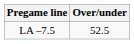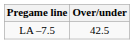(100, 30) 52.5 -> (100, 30) 42.5
